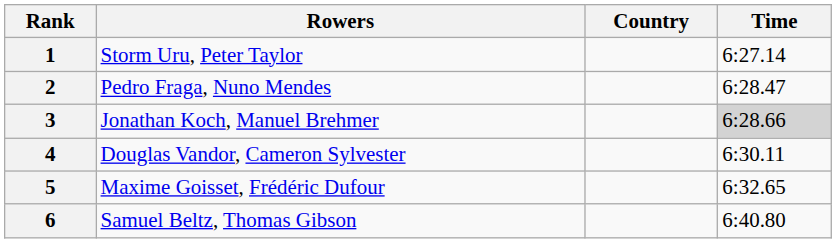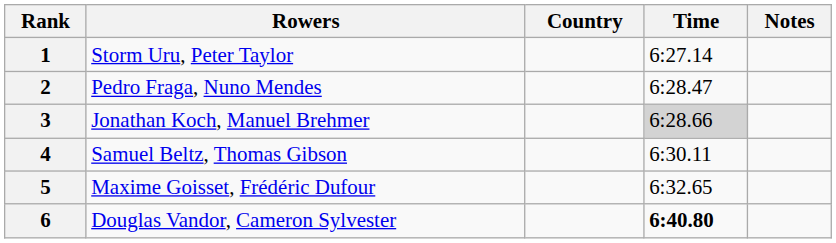+ column: (790, 21)
(253, 154) Douglas Vandor, Cameron Sylvester -> (219, 154) Samuel Beltz, Thomas Gibson
(228, 220) Samuel Beltz, Thomas Gibson -> (244, 220) Douglas Vandor, Cameron Sylvester
(754, 220) normal -> (681, 220) bold
